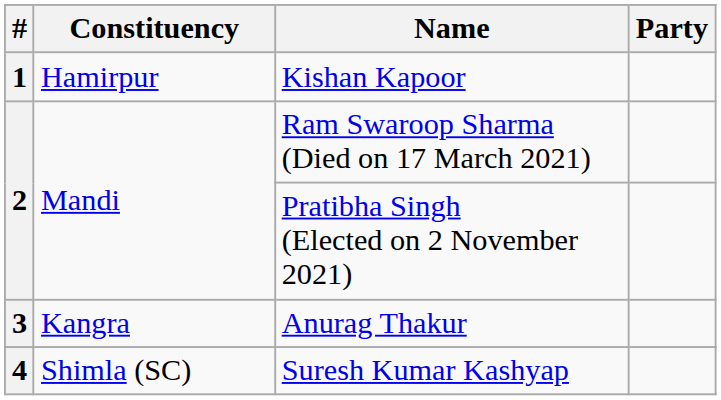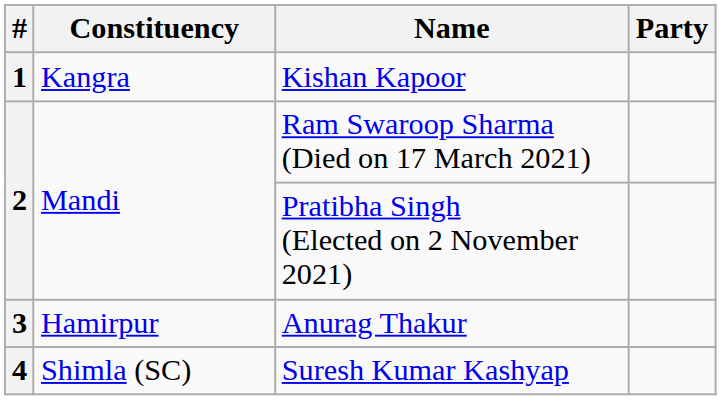(100, 76) Hamirpur -> (85, 76) Kangra
(85, 322) Kangra -> (100, 322) Hamirpur
